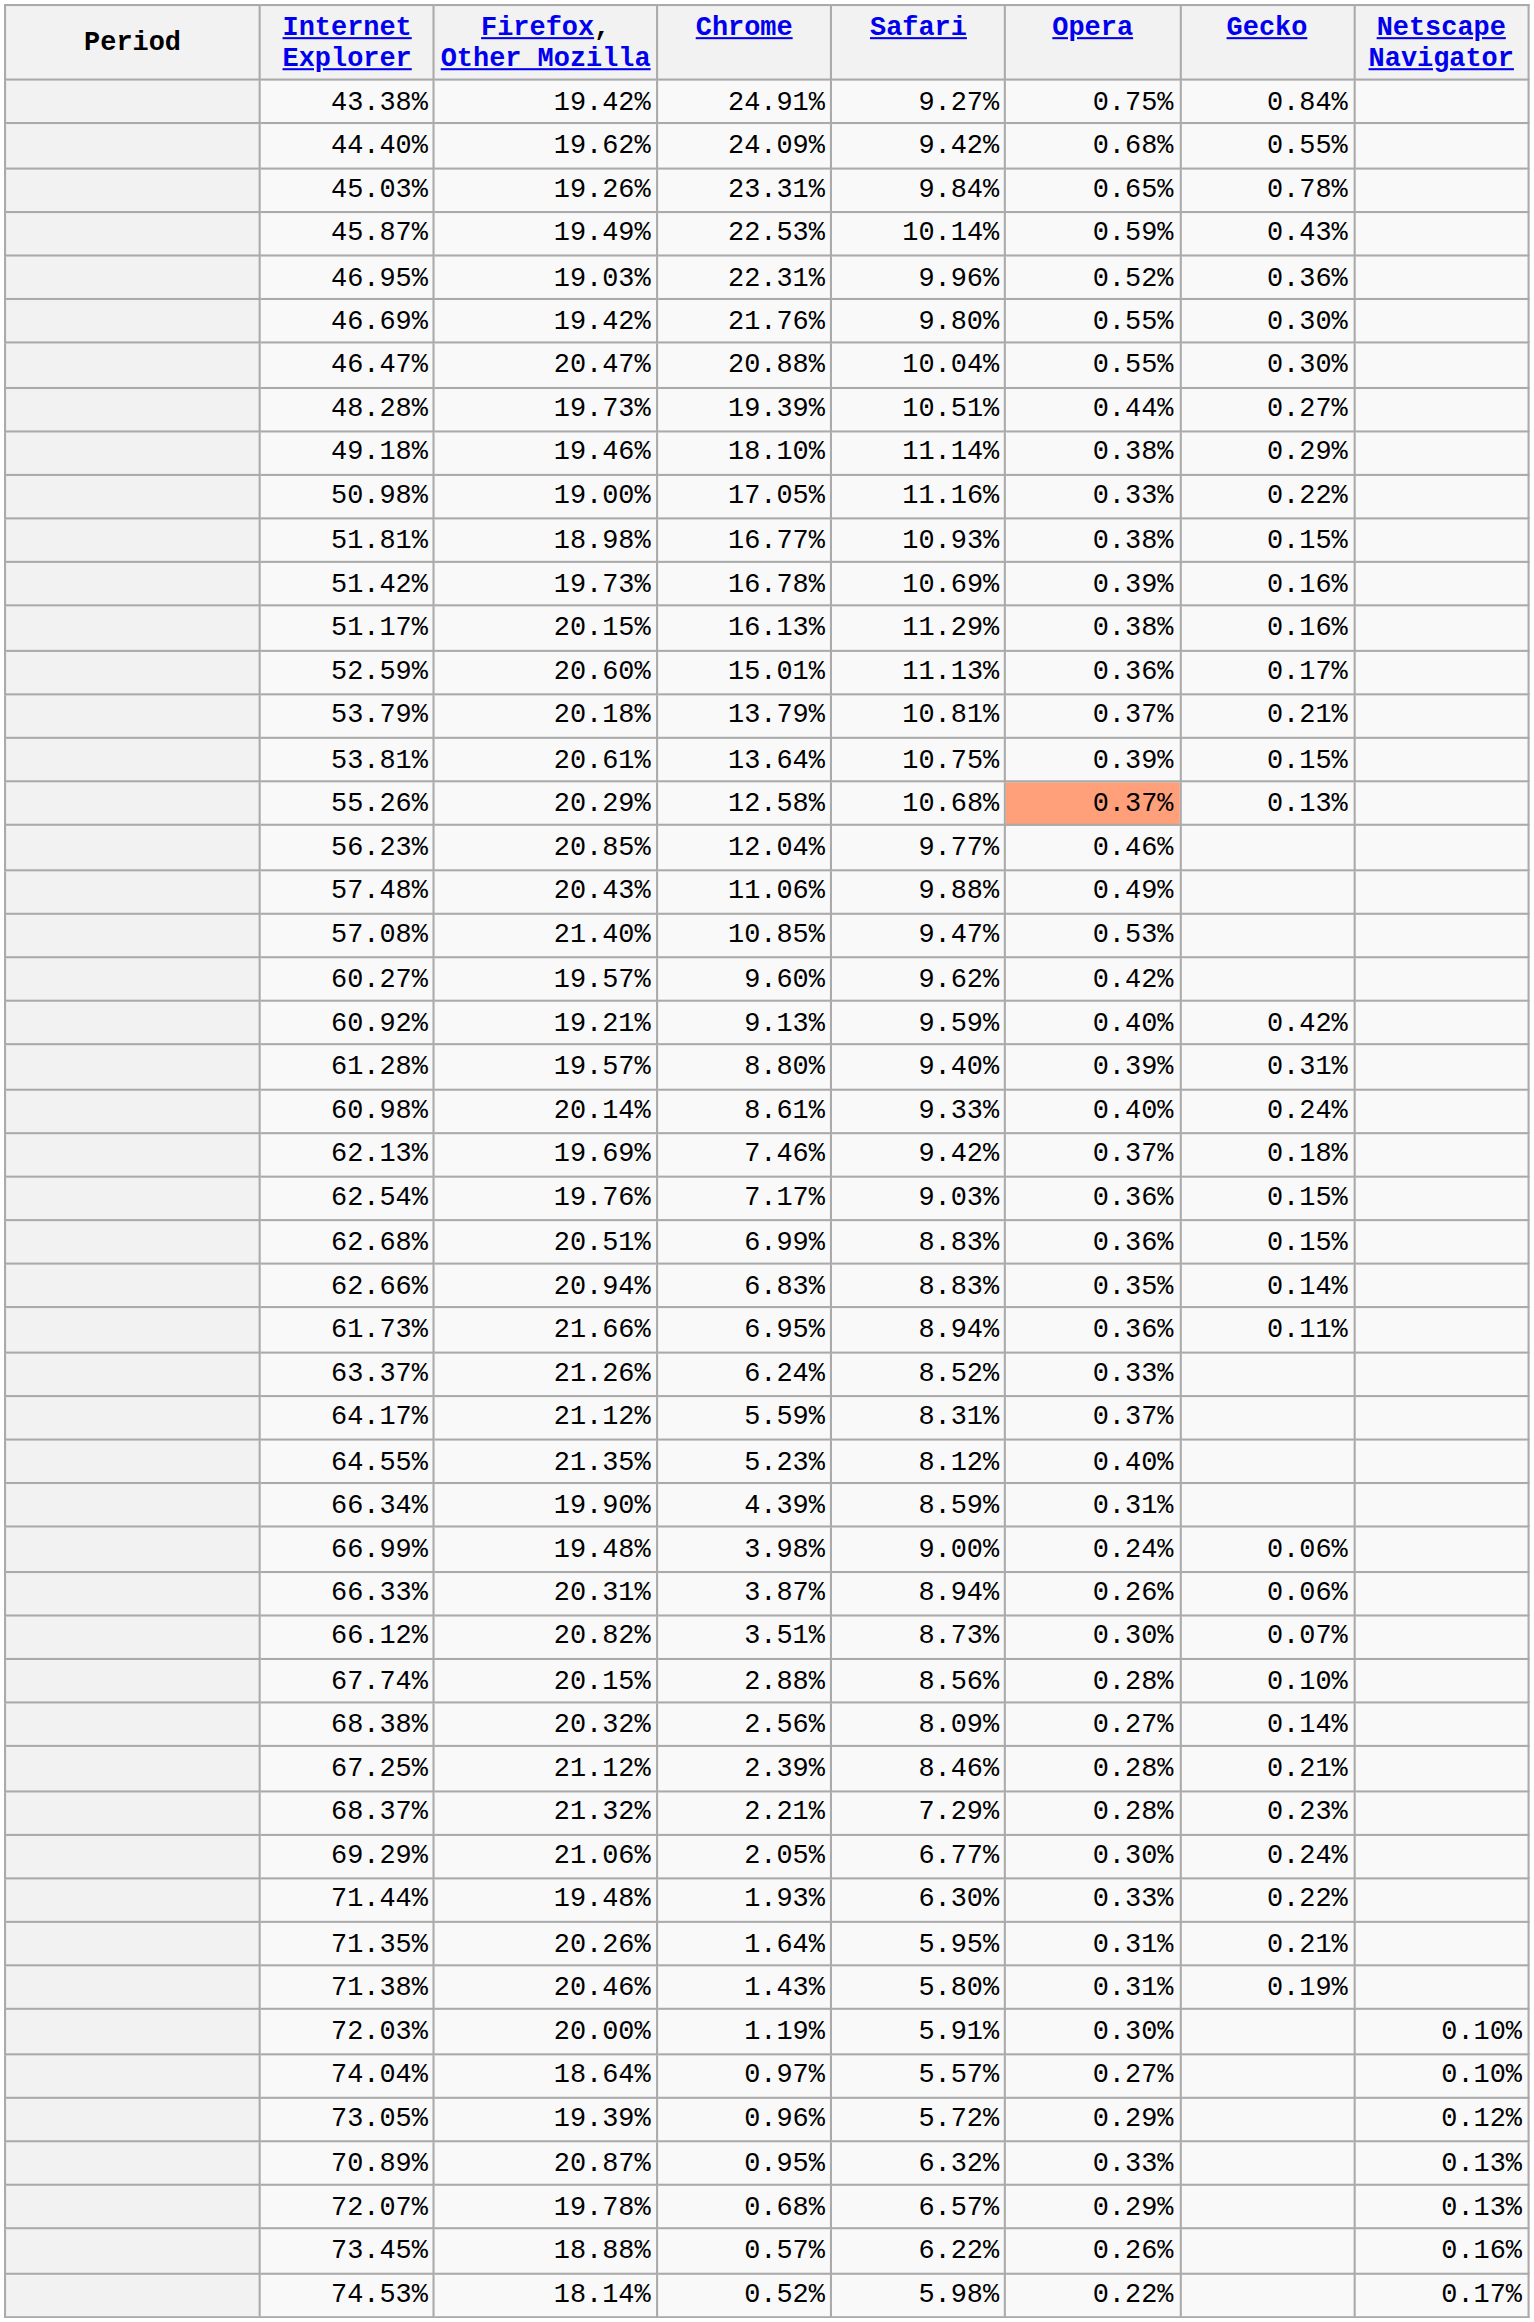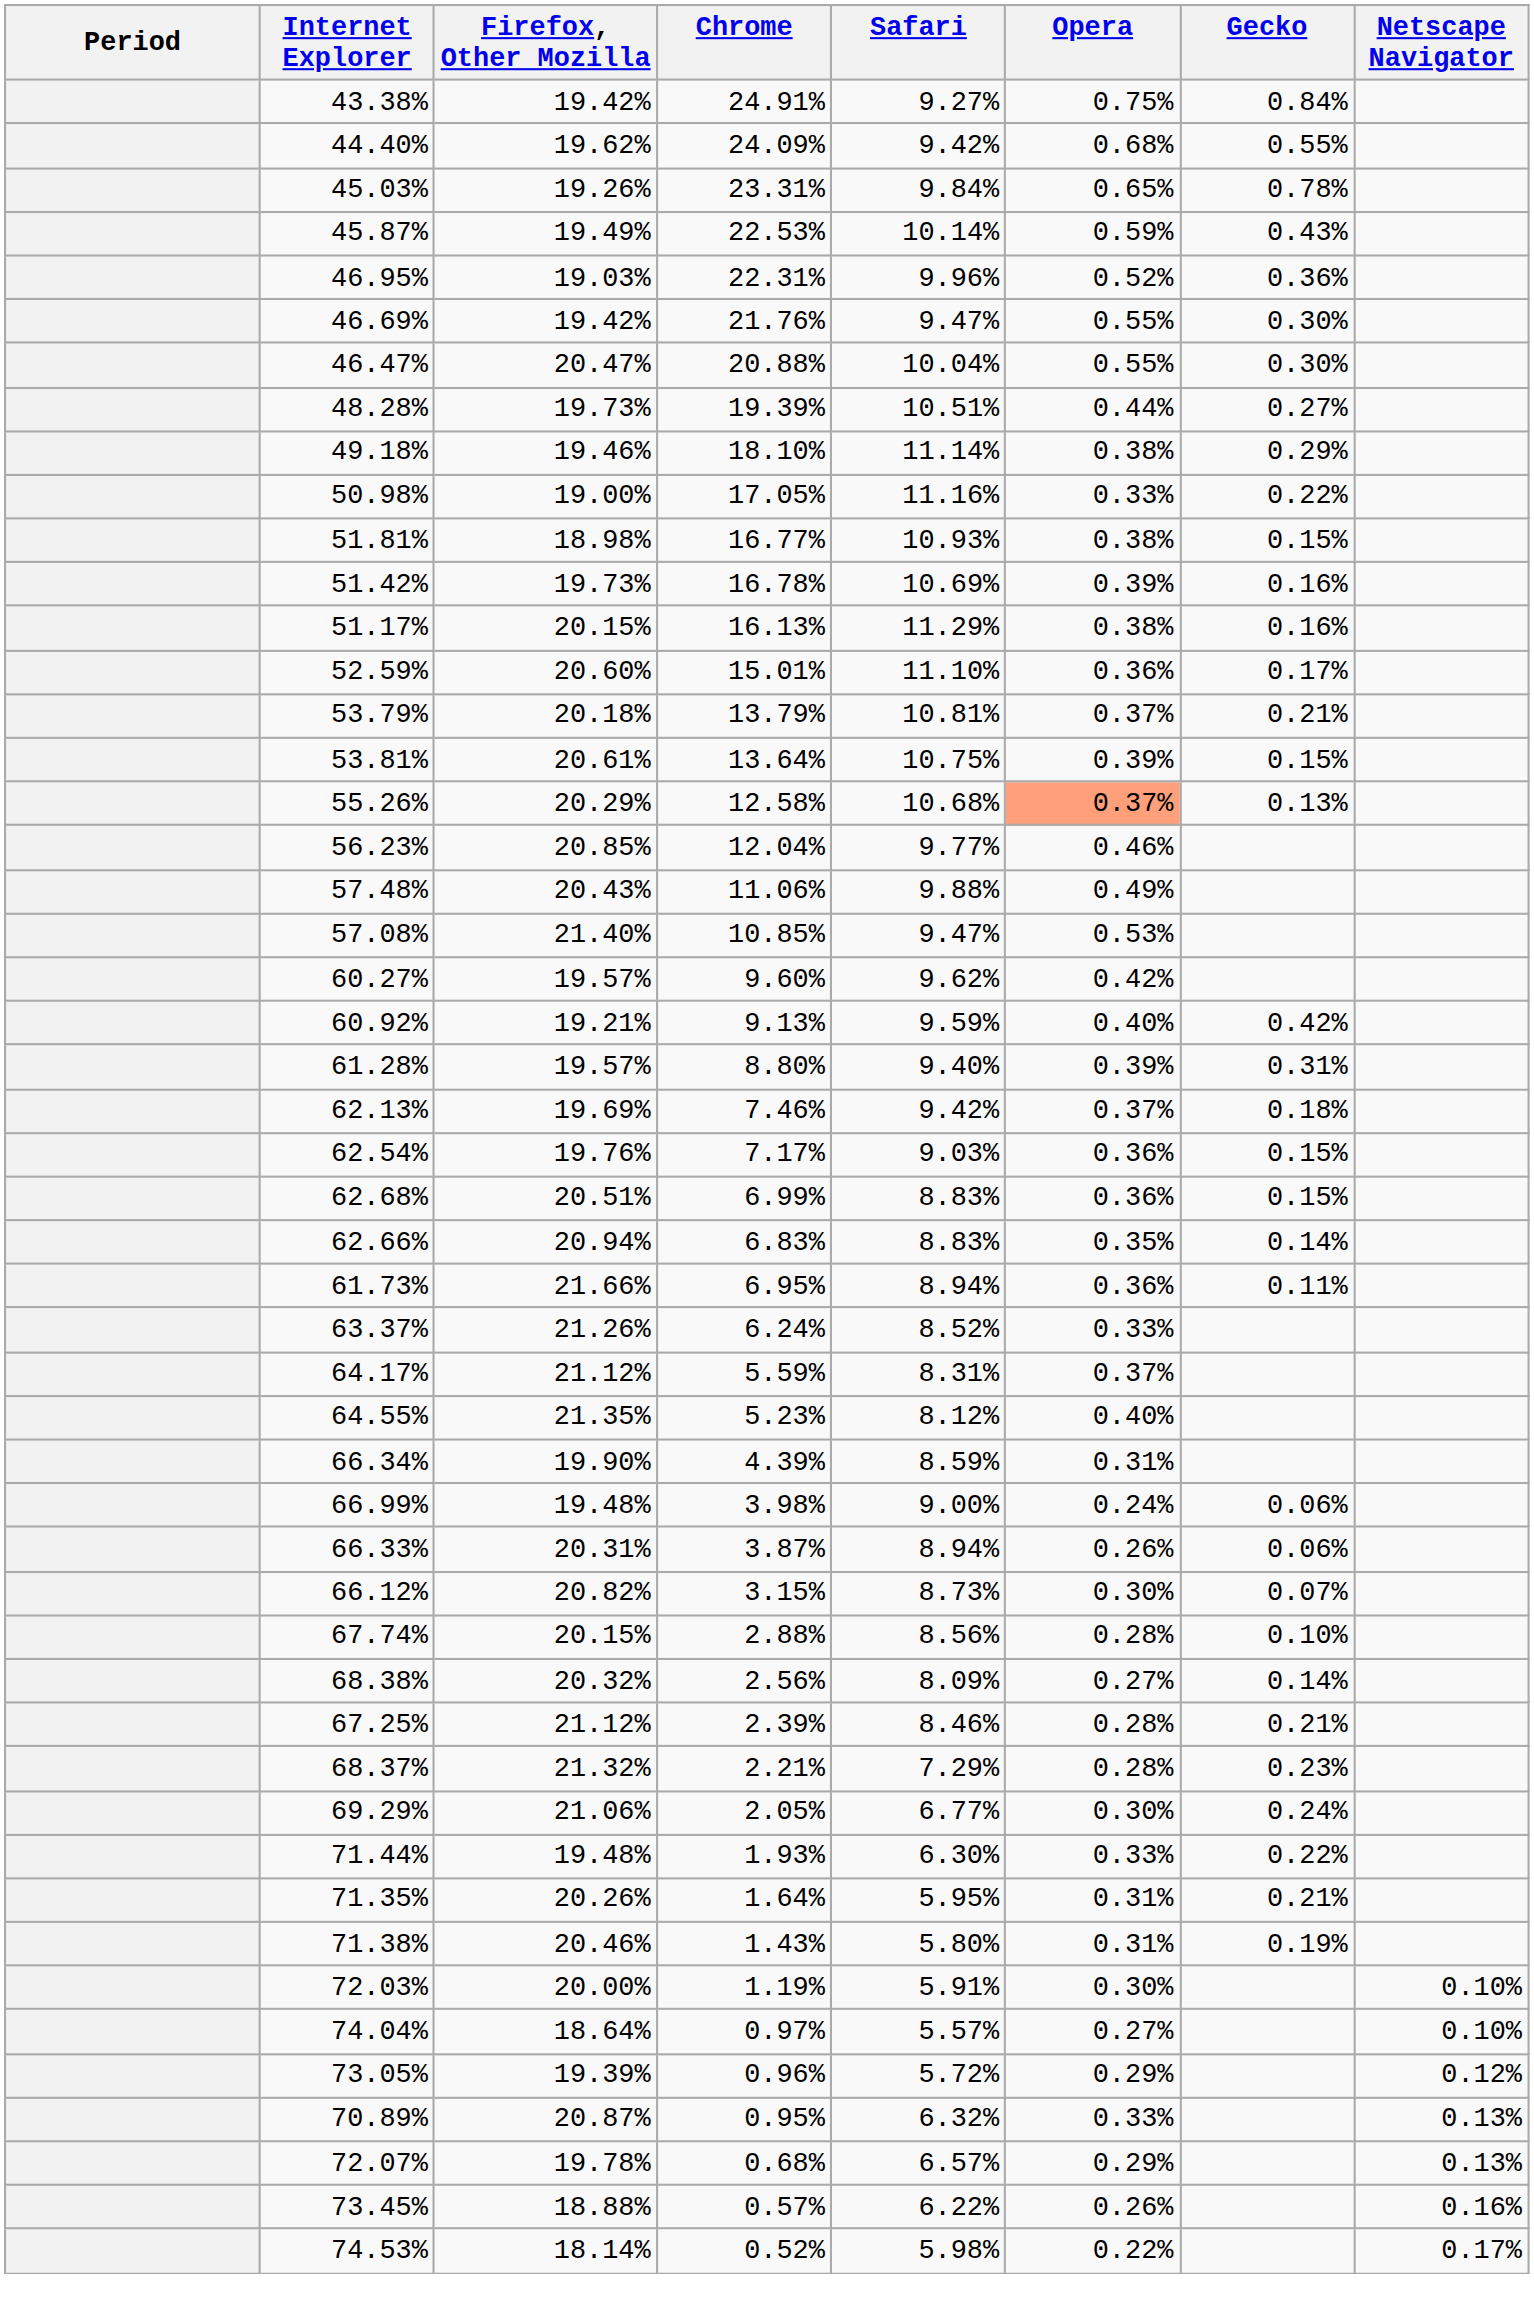(959, 321) 9.80% -> (959, 321) 9.47%
(951, 672) 11.13% -> (951, 672) 11.10%
- row: (379, 1111)
(785, 1637) 3.51% -> (785, 1593) 3.15%
